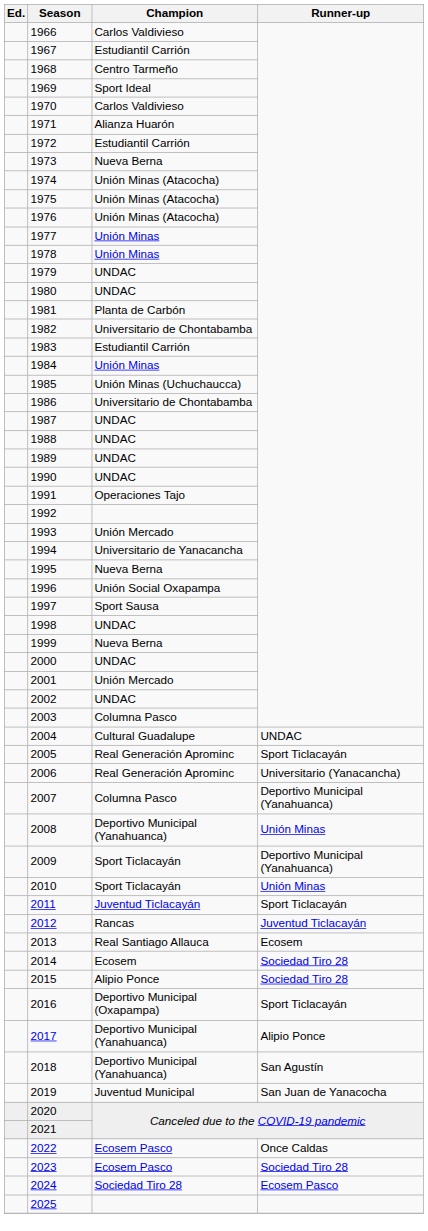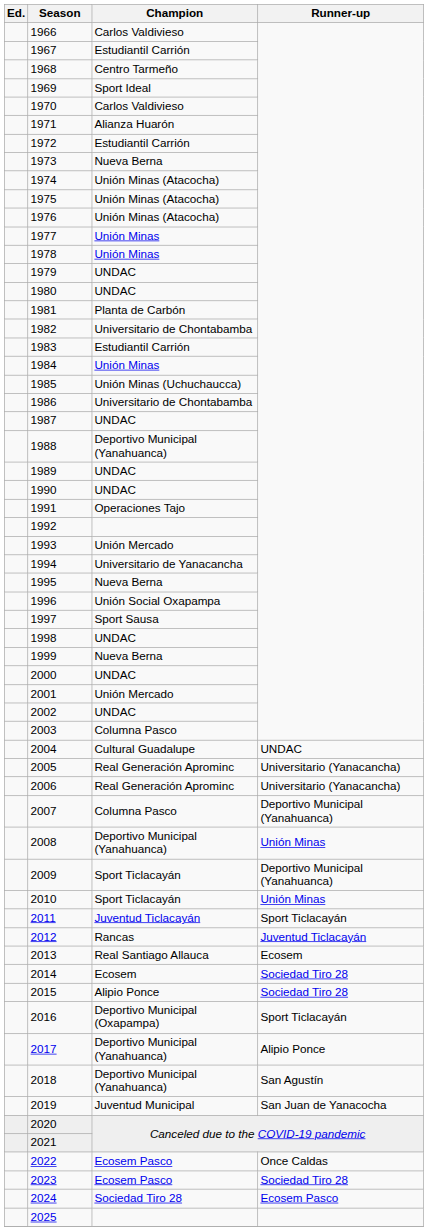(115, 439) UNDAC -> (146, 446) Deportivo Municipal (Yanahuanca)
(304, 754) Sport Ticlacayán -> (330, 767) Universitario (Yanacancha)
